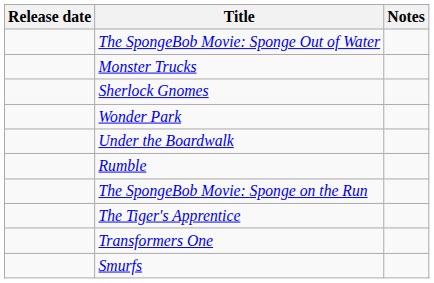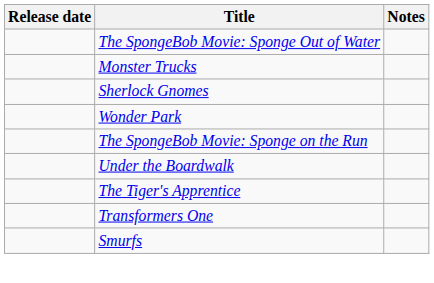rows swapped: (233, 191) <-> (166, 141)
- row: (122, 166)
